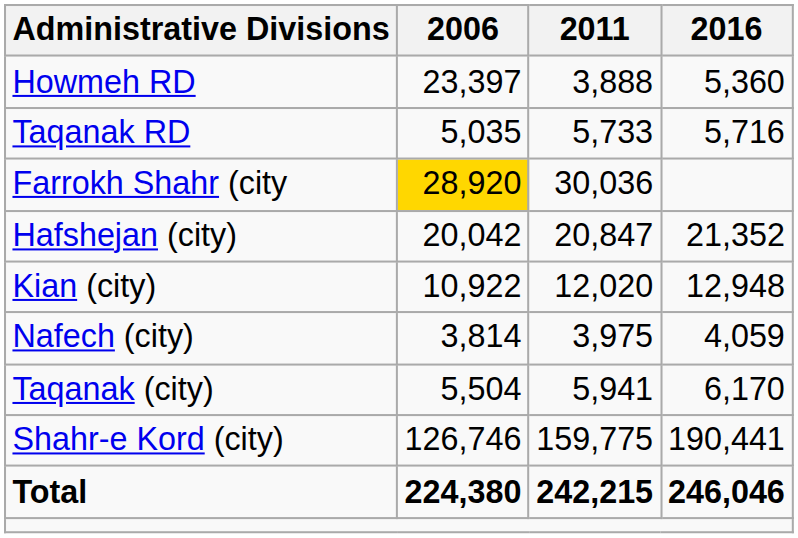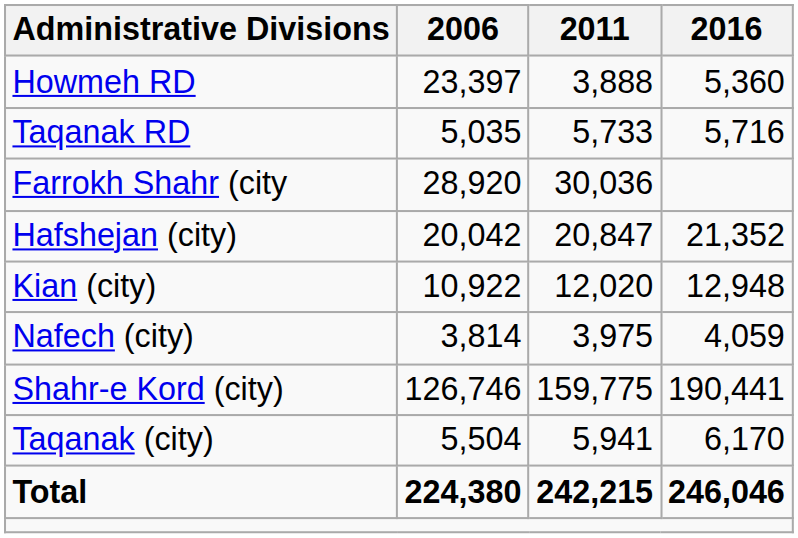(472, 183) gold background -> (472, 183) no background
rows swapped: (148, 440) <-> (113, 388)
